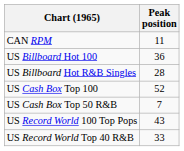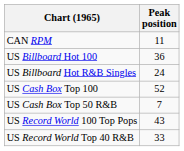(159, 72) 28 -> (159, 72) 24
